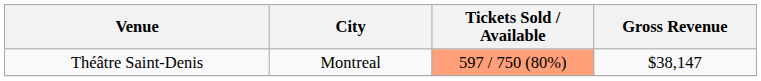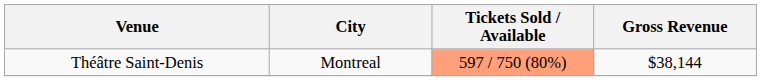(675, 62) $38,147 -> (675, 62) $38,144
